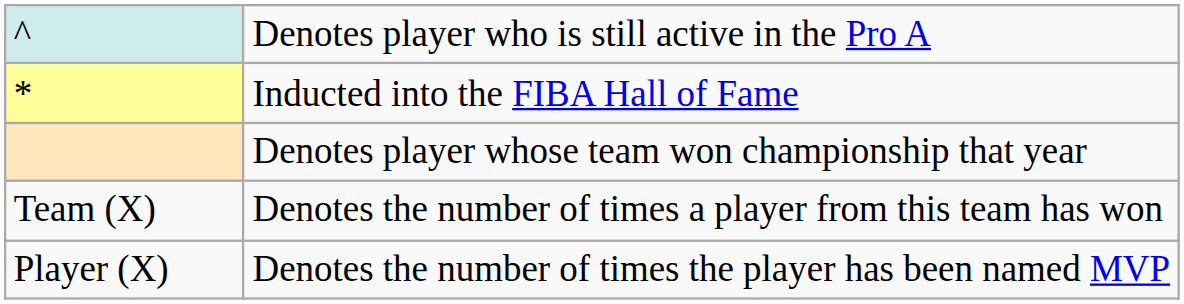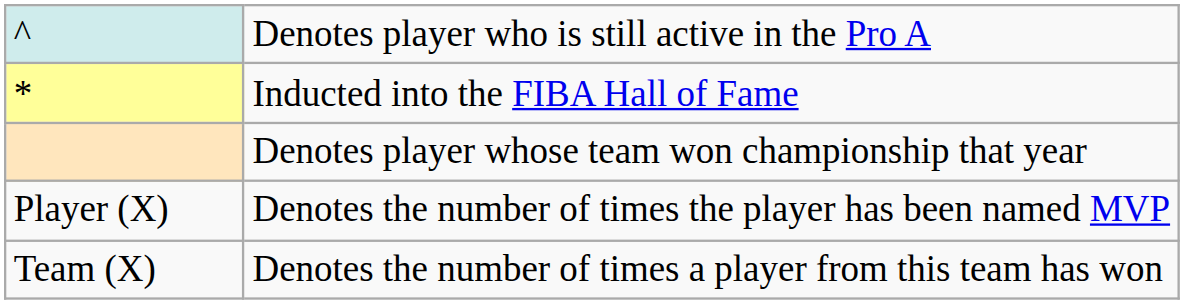rows swapped: (91, 268) <-> (85, 209)
